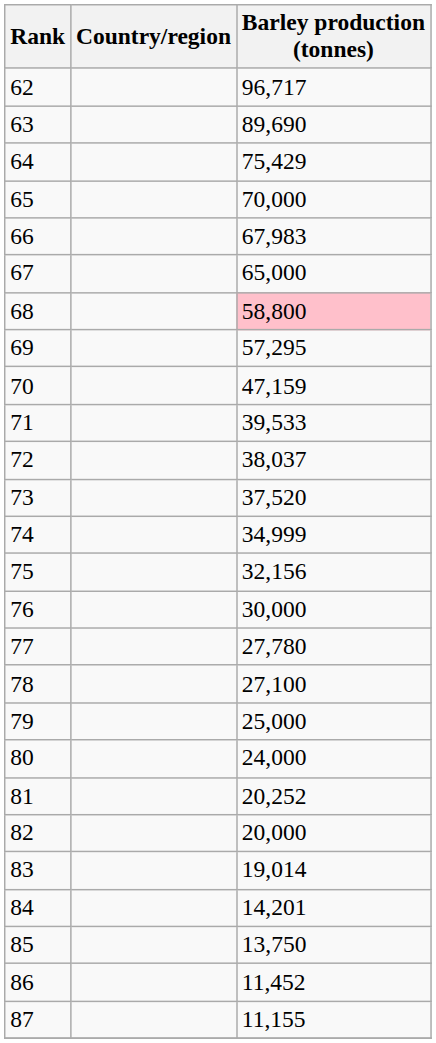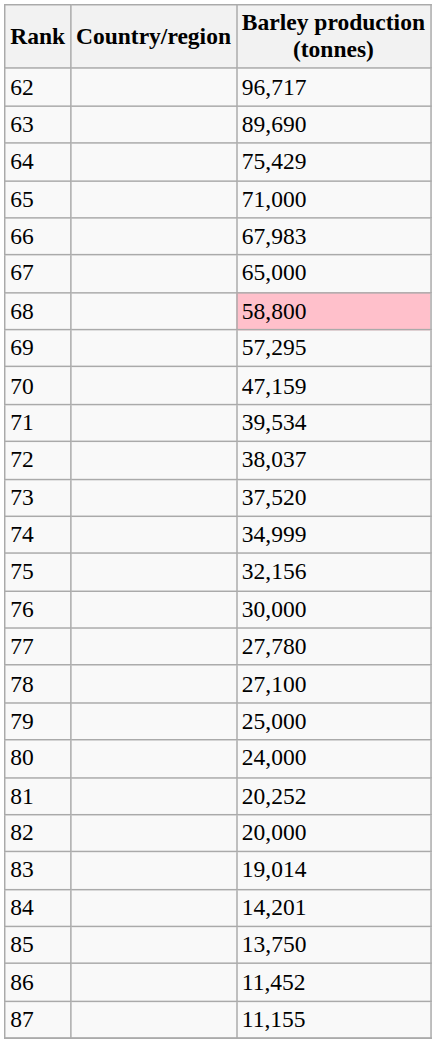(274, 198) 70,000 -> (274, 198) 71,000
(274, 422) 39,533 -> (274, 422) 39,534
